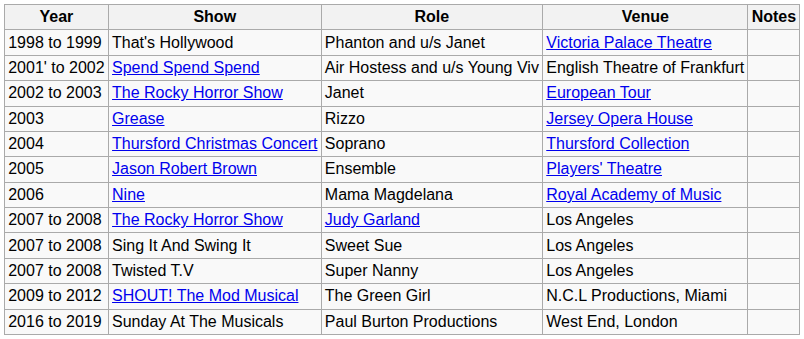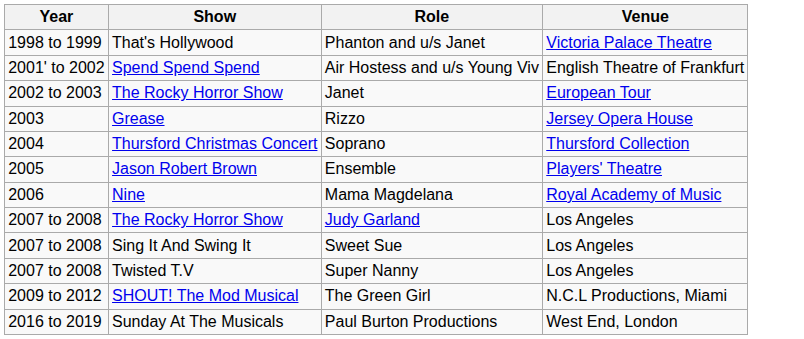- column: (774, 17)
